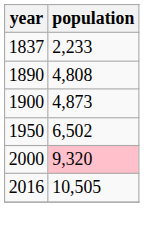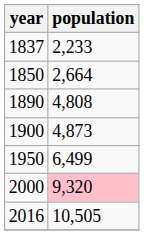+ row: (26, 74)
(72, 131) 6,502 -> (72, 159) 6,499
